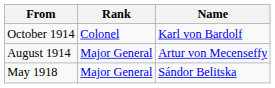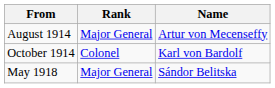rows swapped: (39, 53) <-> (41, 33)
